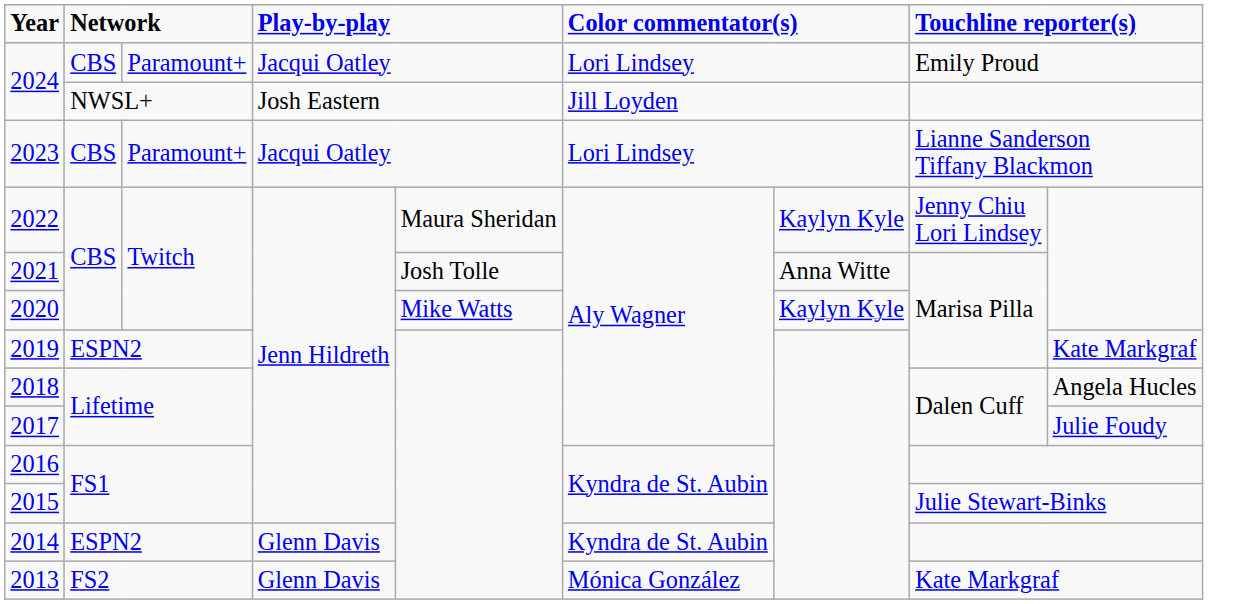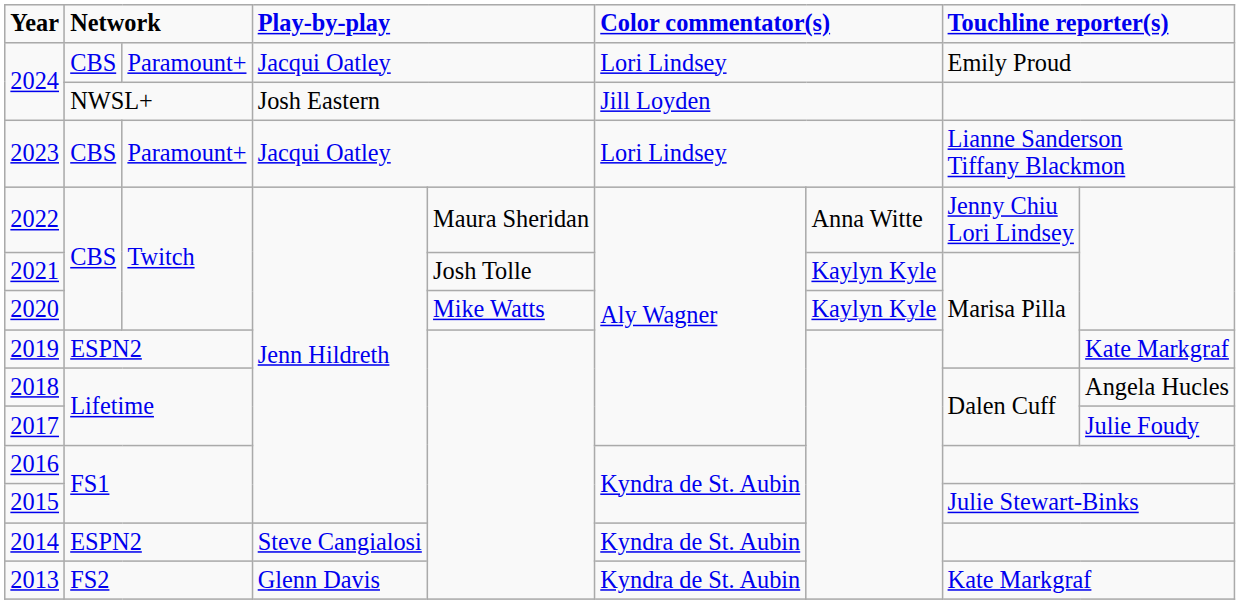(841, 219) Kaylyn Kyle -> (867, 219) Anna Witte
(835, 271) Anna Witte -> (874, 271) Kaylyn Kyle
(319, 541) Glenn Davis -> (340, 541) Steve Cangialosi
(654, 579) Mónica González -> (700, 579) Kyndra de St. Aubin
